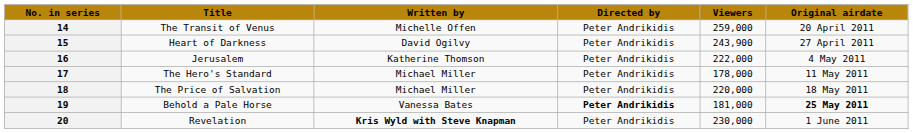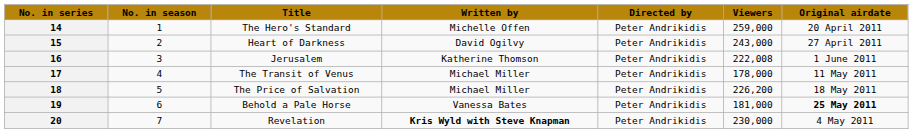+ column: (159, 12)
(218, 28) The Transit of Venus -> (297, 28) The Hero's Standard
(733, 43) 243,900 -> (753, 43) 243,000
(733, 58) 222,000 -> (753, 58) 222,008
(837, 58) 4 May 2011 -> (845, 58) 1 June 2011
(218, 74) The Hero's Standard -> (297, 74) The Transit of Venus
(733, 89) 220,000 -> (753, 89) 226,200
(629, 105) bold -> (661, 105) normal
(837, 120) 1 June 2011 -> (845, 120) 4 May 2011
